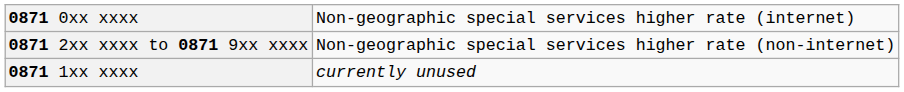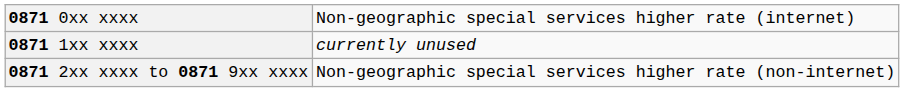rows swapped: (73, 72) <-> (158, 45)
